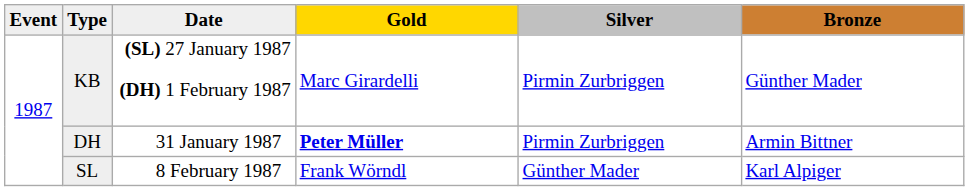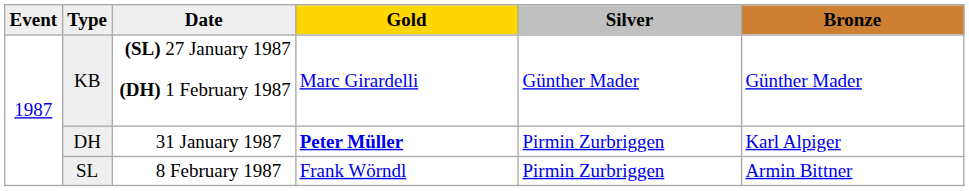(593, 80) Pirmin Zurbriggen -> (581, 80) Günther Mader
(799, 141) Armin Bittner -> (793, 141) Karl Alpiger
(581, 170) Günther Mader -> (593, 170) Pirmin Zurbriggen
(793, 170) Karl Alpiger -> (799, 170) Armin Bittner
